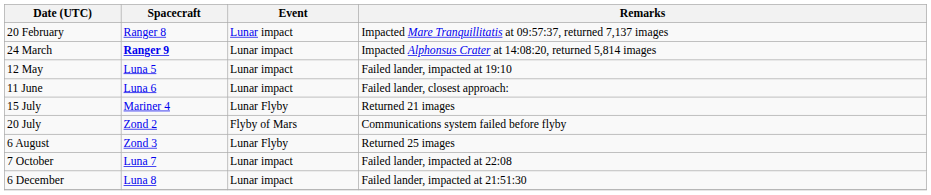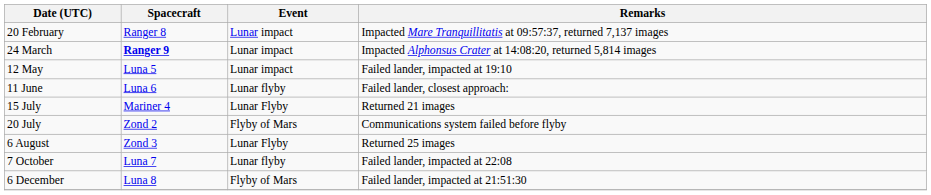(261, 87) Lunar impact -> (258, 87) Lunar flyby
(261, 161) Lunar impact -> (258, 161) Lunar flyby
(261, 180) Lunar impact -> (264, 180) Flyby of Mars
